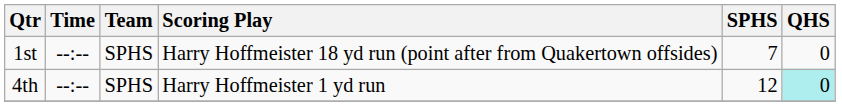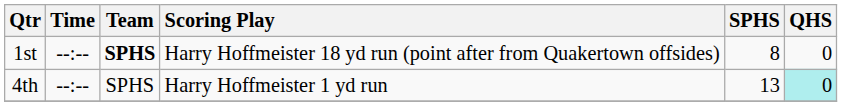(129, 52) normal -> (130, 52) bold
(773, 52) 7 -> (775, 52) 8
(767, 85) 12 -> (770, 85) 13
